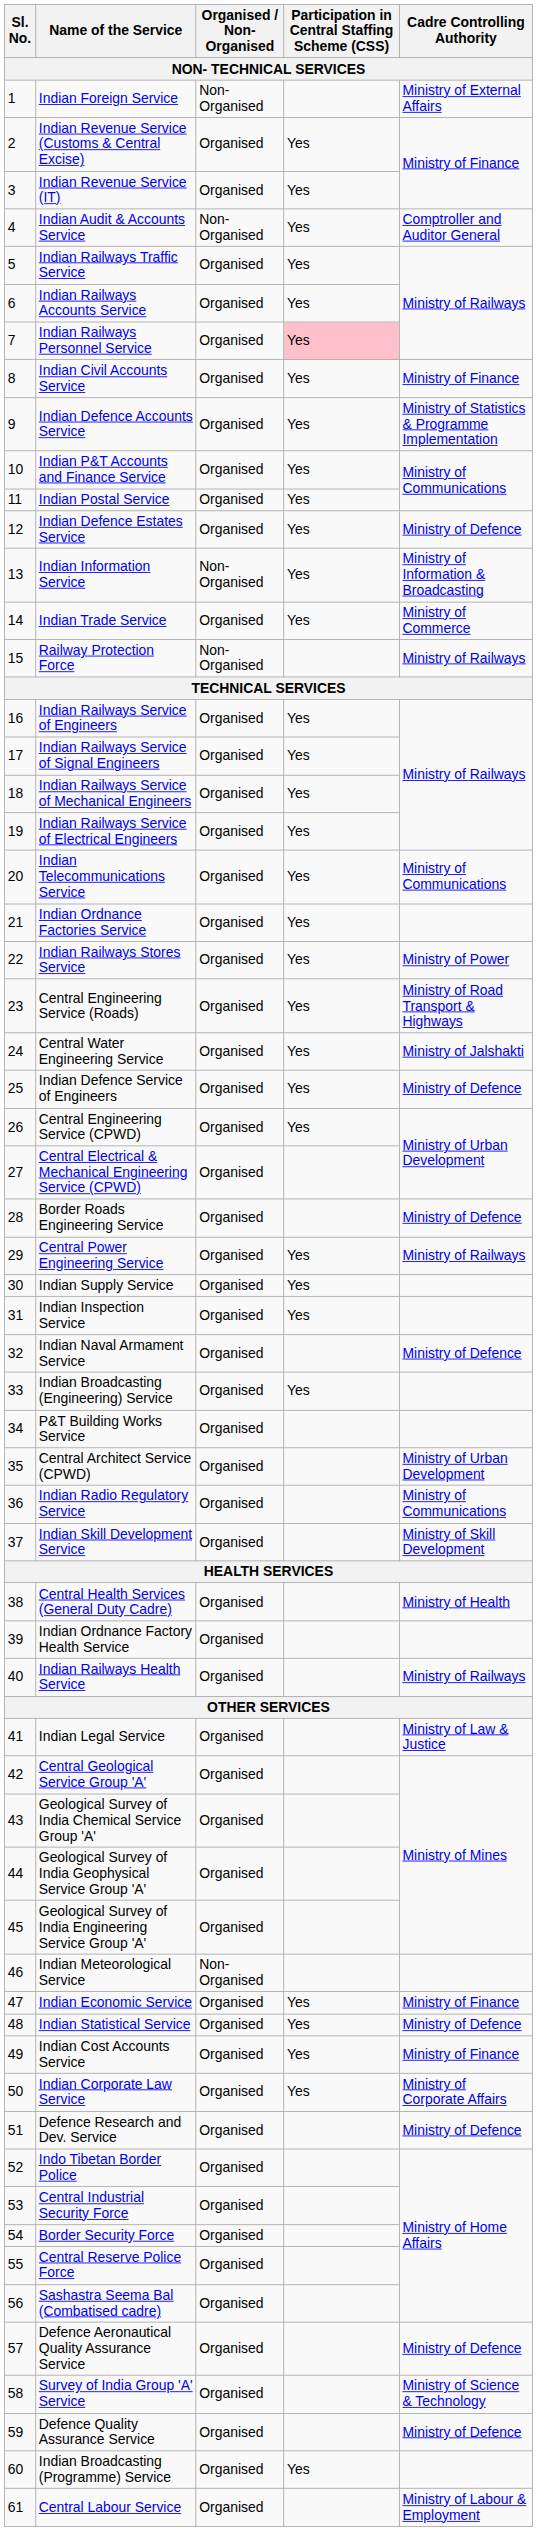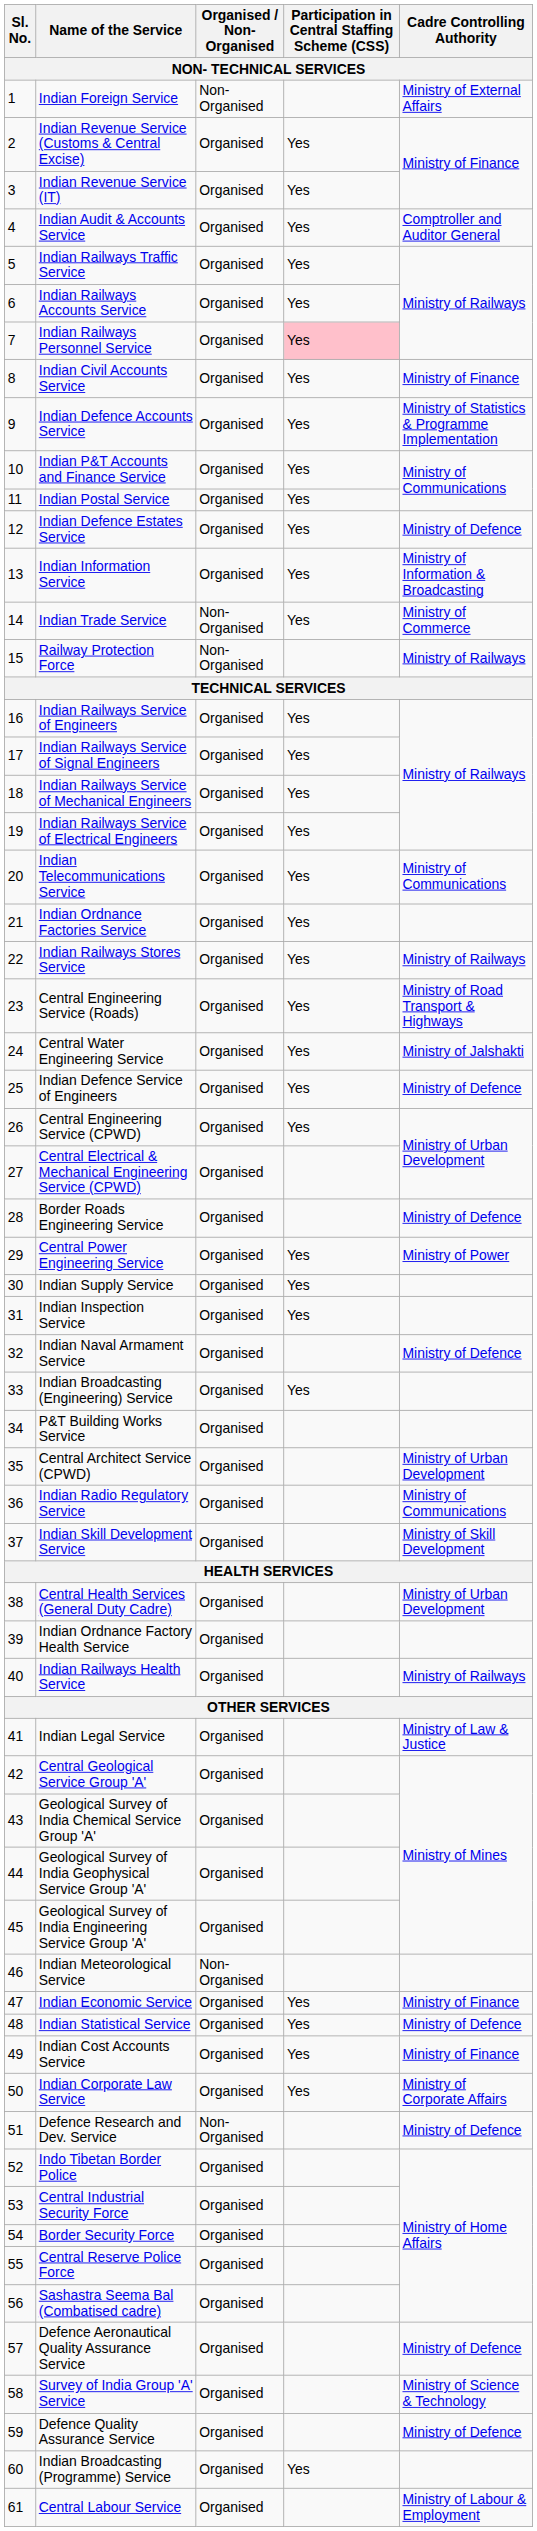(231, 227) Non-Organised -> (231, 227) Organised
(231, 575) Non-Organised -> (231, 575) Organised
(231, 620) Organised -> (231, 620) Non-Organised
(456, 960) Ministry of Power -> (464, 960) Ministry of Railways
(464, 1255) Ministry of Railways -> (456, 1255) Ministry of Power
(456, 1601) Ministry of Health -> (455, 1601) Ministry of Urban Development
(231, 2130) Organised -> (231, 2130) Non-Organised
